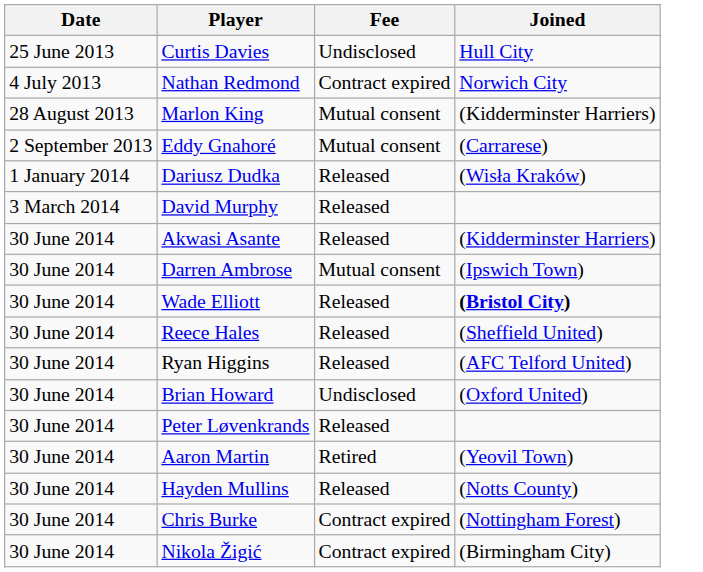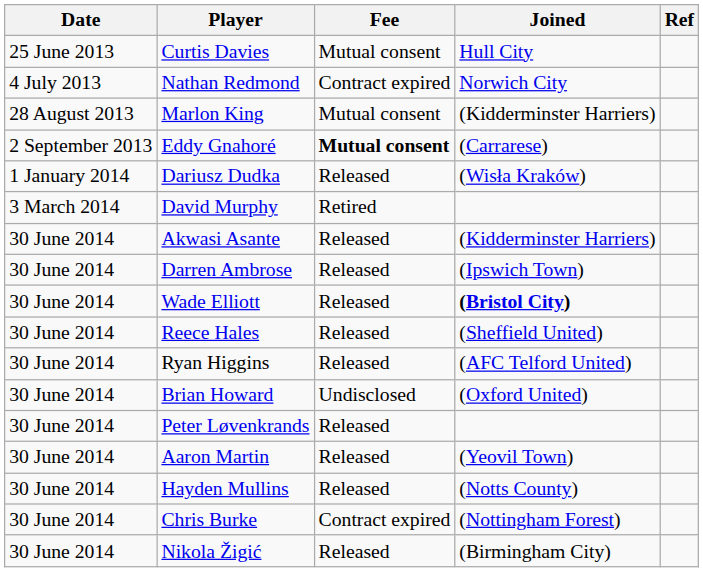+ column: (679, 20)
(367, 51) Undisclosed -> (380, 51) Mutual consent
(380, 144) normal -> (384, 144) bold
(354, 207) Released -> (348, 207) Retired
(380, 269) Mutual consent -> (354, 269) Released
(348, 457) Retired -> (354, 457) Released
(384, 550) Contract expired -> (354, 550) Released
